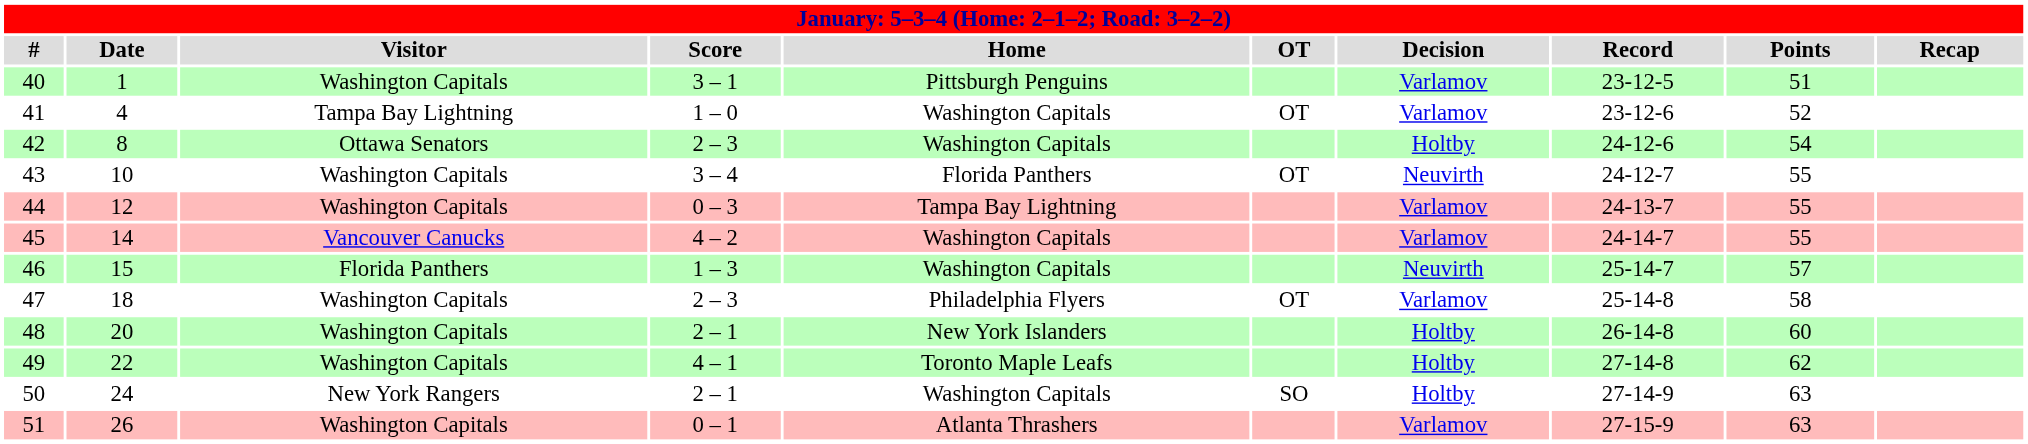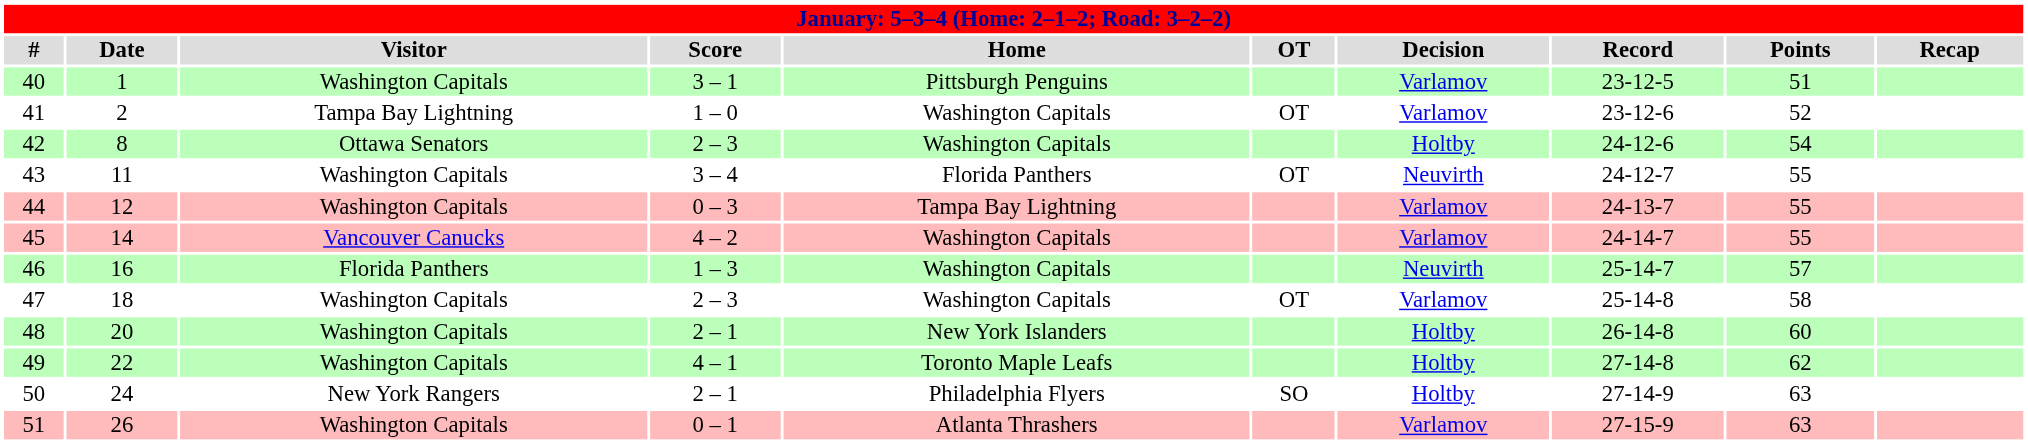(122, 112) 4 -> (122, 112) 2
(122, 175) 10 -> (122, 175) 11
(122, 268) 15 -> (122, 268) 16
(1017, 299) Philadelphia Flyers -> (1017, 299) Washington Capitals
(1017, 393) Washington Capitals -> (1017, 393) Philadelphia Flyers
